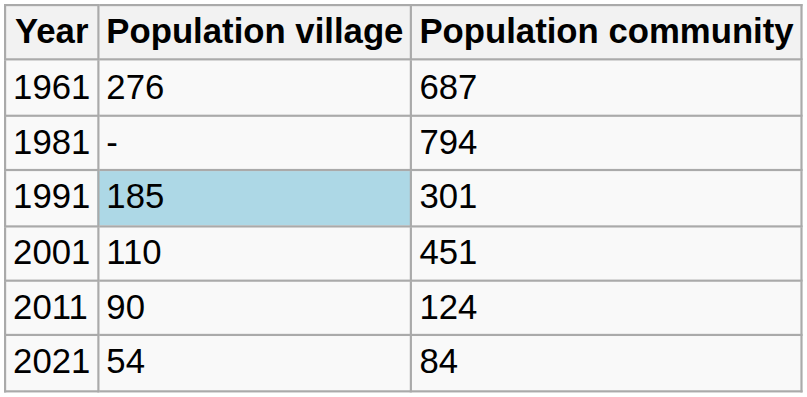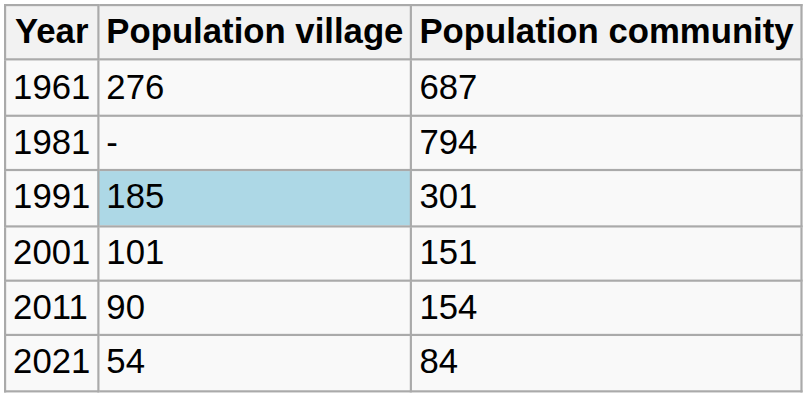(134, 252) 110 -> (135, 252) 101
(448, 252) 451 -> (448, 252) 151
(448, 307) 124 -> (448, 307) 154
